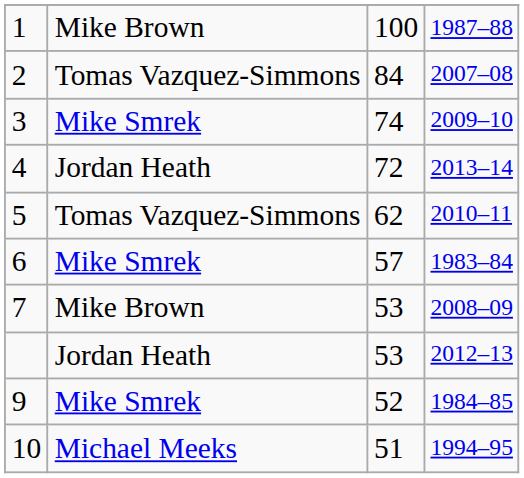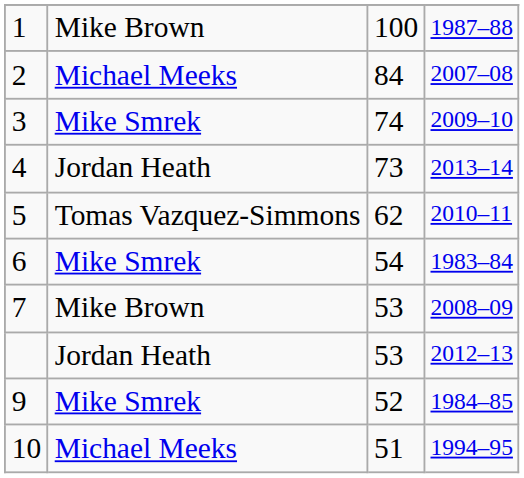(208, 74) Tomas Vazquez-Simmons -> (146, 74) Michael Meeks
(389, 167) 72 -> (389, 167) 73
(389, 261) 57 -> (389, 261) 54
